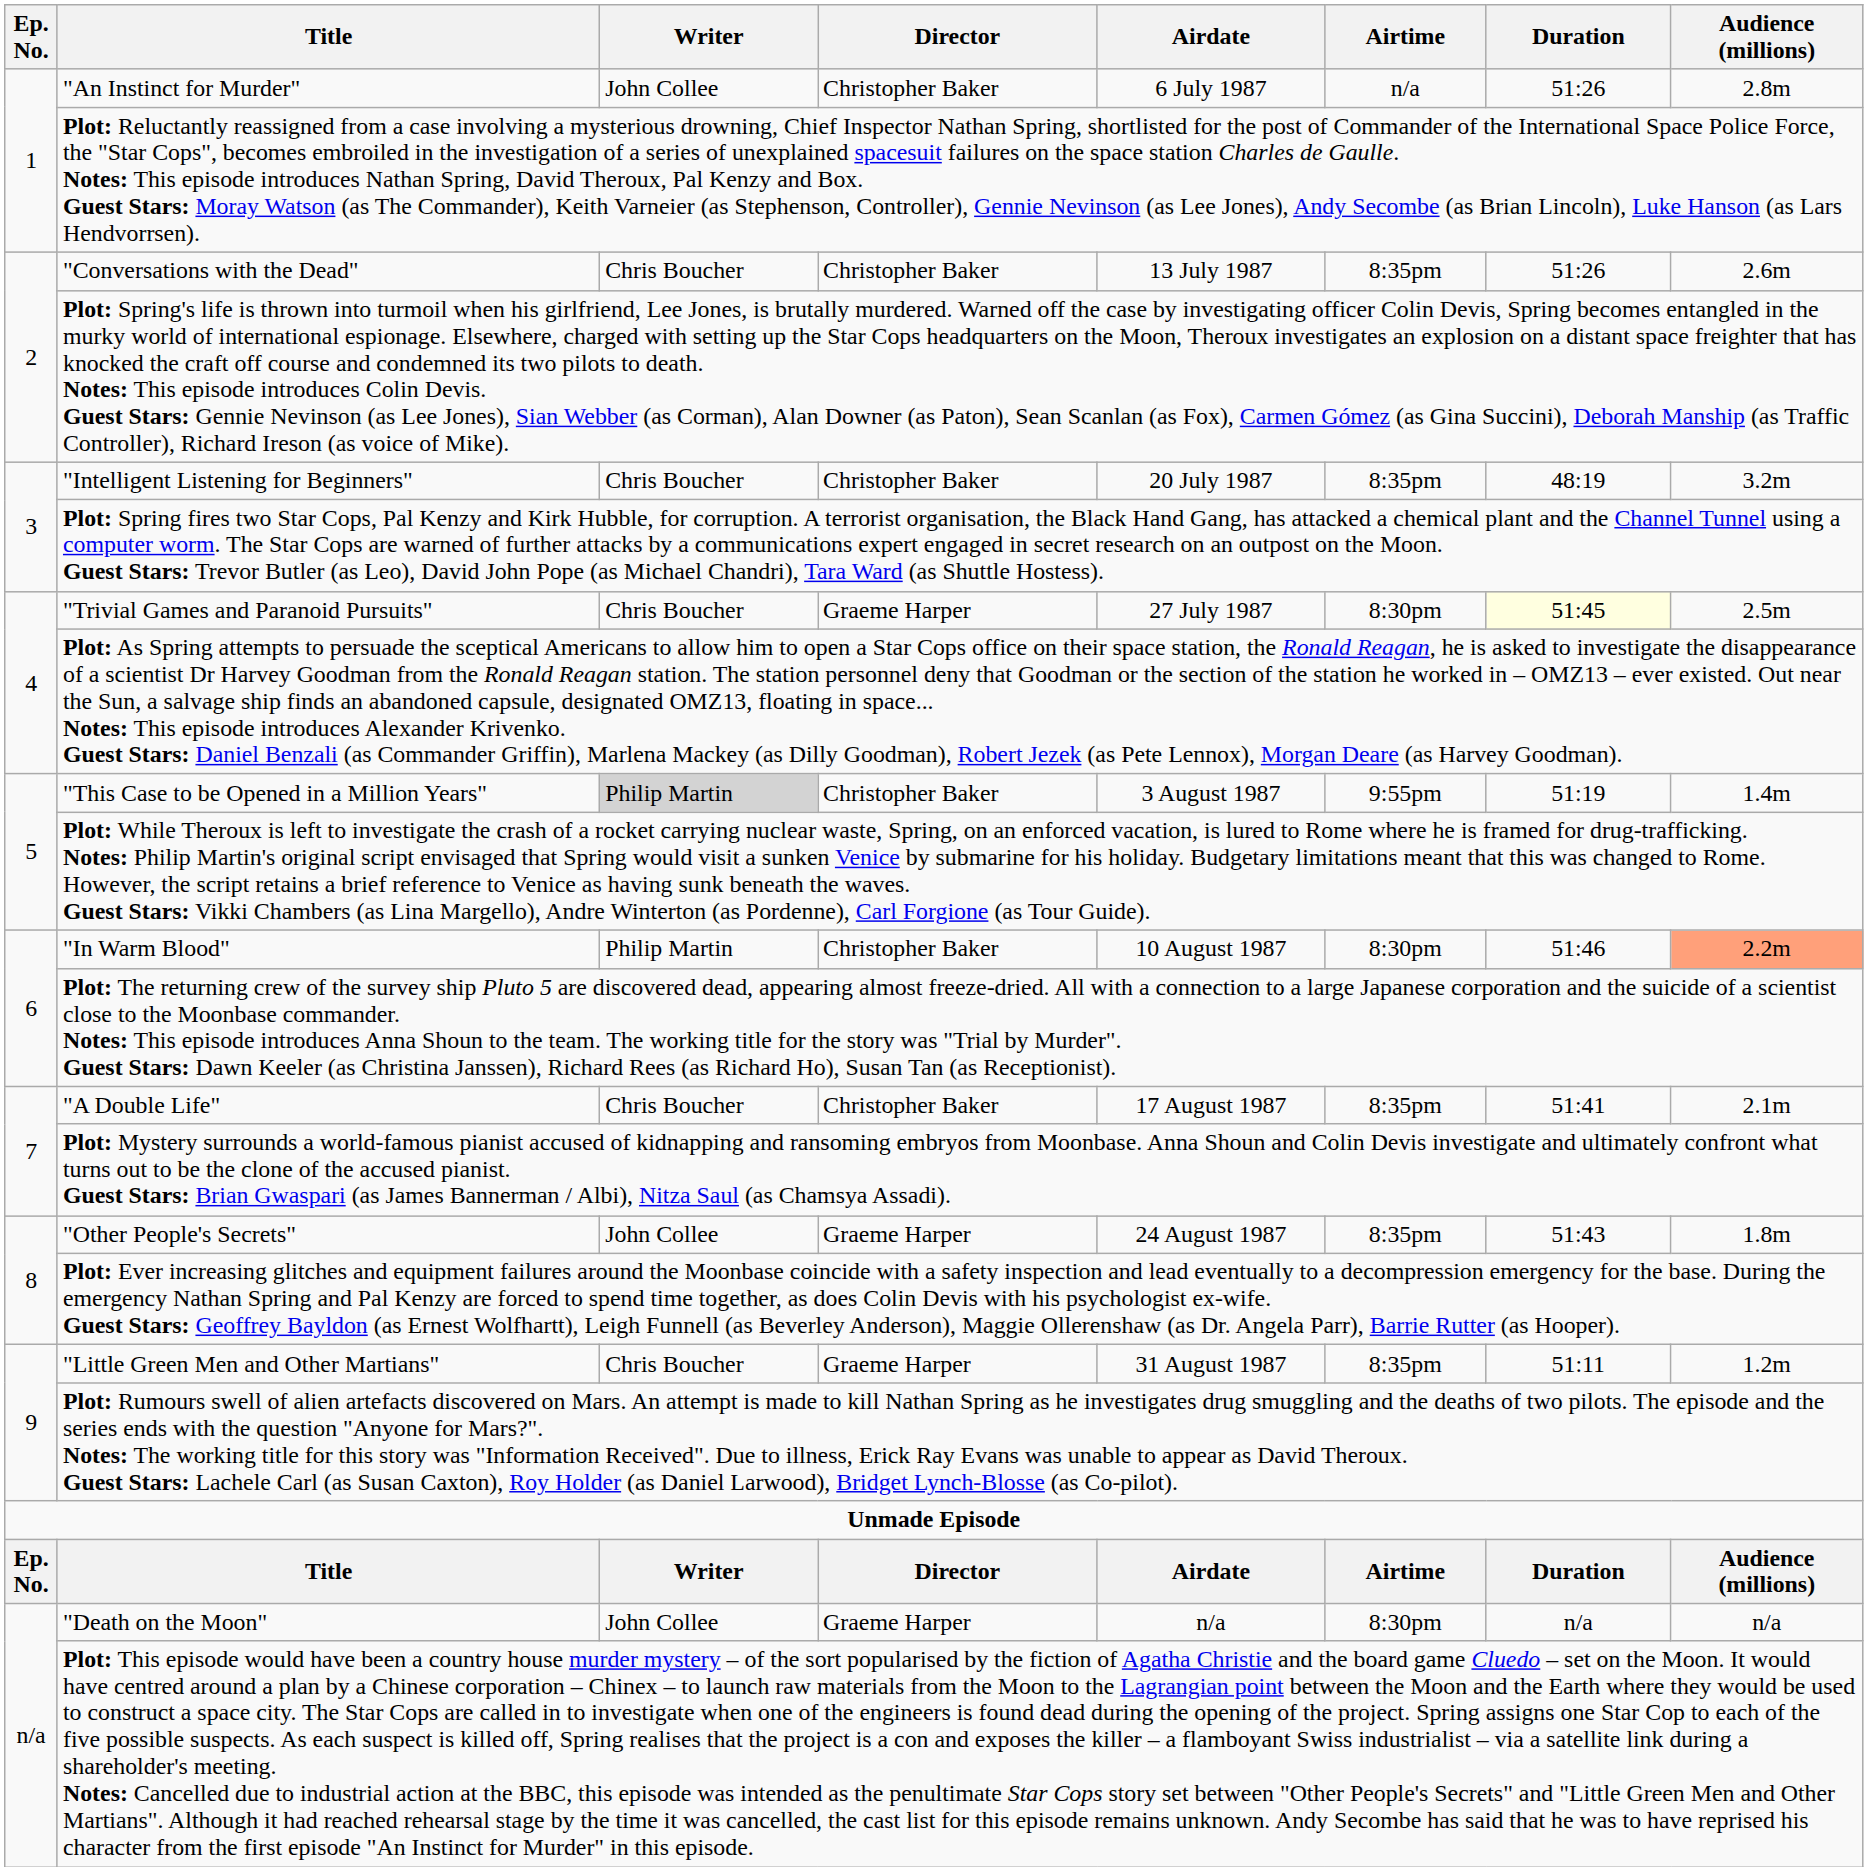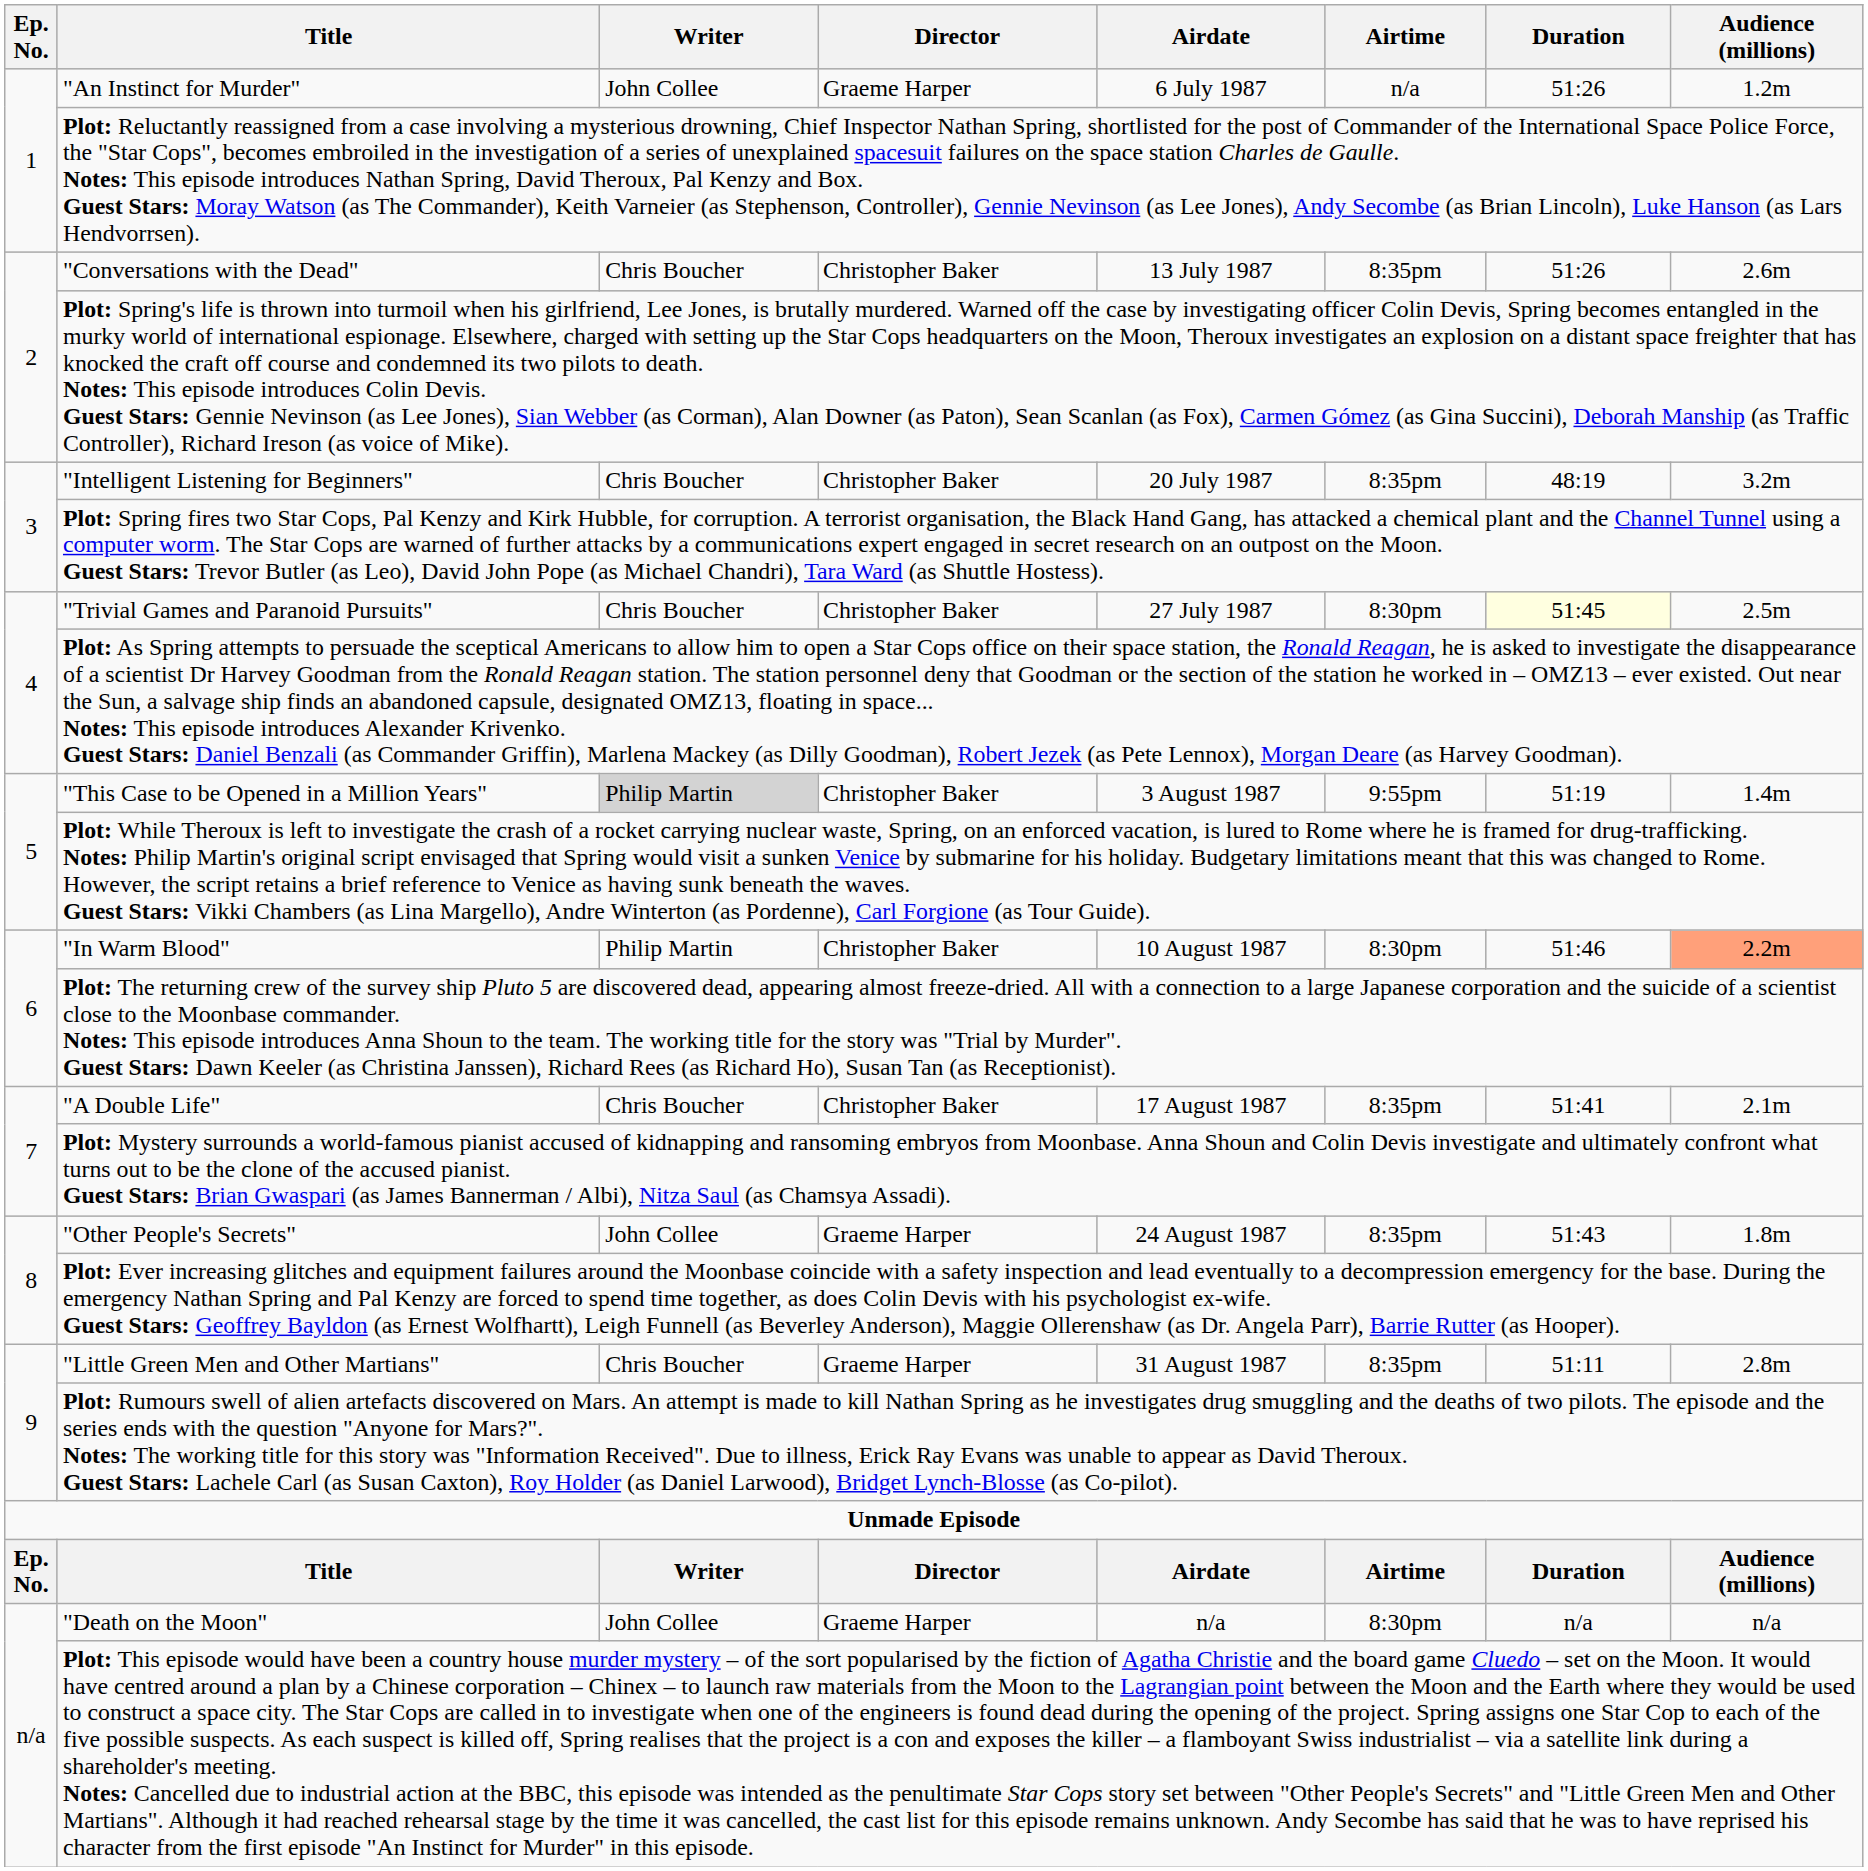(911, 88) Christopher Baker -> (897, 88) Graeme Harper
(1767, 88) 2.8m -> (1767, 88) 1.2m
(897, 609) Graeme Harper -> (911, 609) Christopher Baker
(1767, 1363) 1.2m -> (1767, 1363) 2.8m
